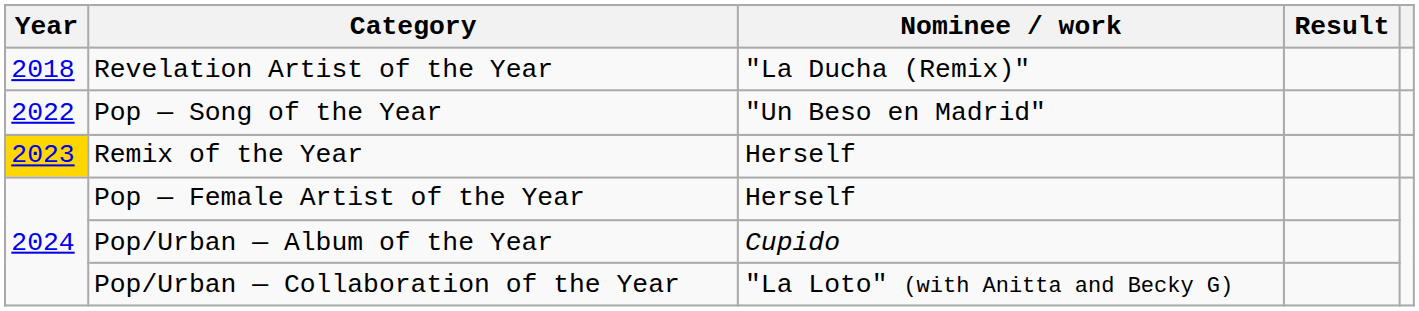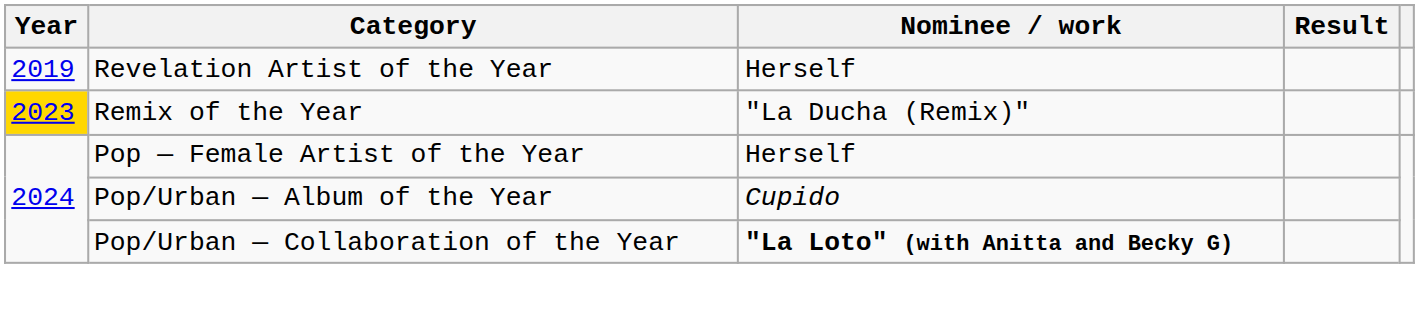(43, 70) 2018 -> (43, 70) 2019
(888, 70) "La Ducha (Remix)" -> (800, 70) Herself
- row: (268, 113)
(800, 156) Herself -> (888, 113) "La Ducha (Remix)"
(989, 285) normal -> (989, 242) bold
